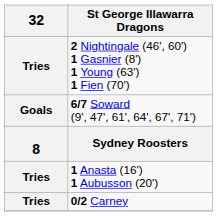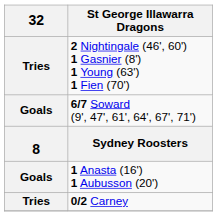(36, 176) Tries -> (36, 176) Goals
